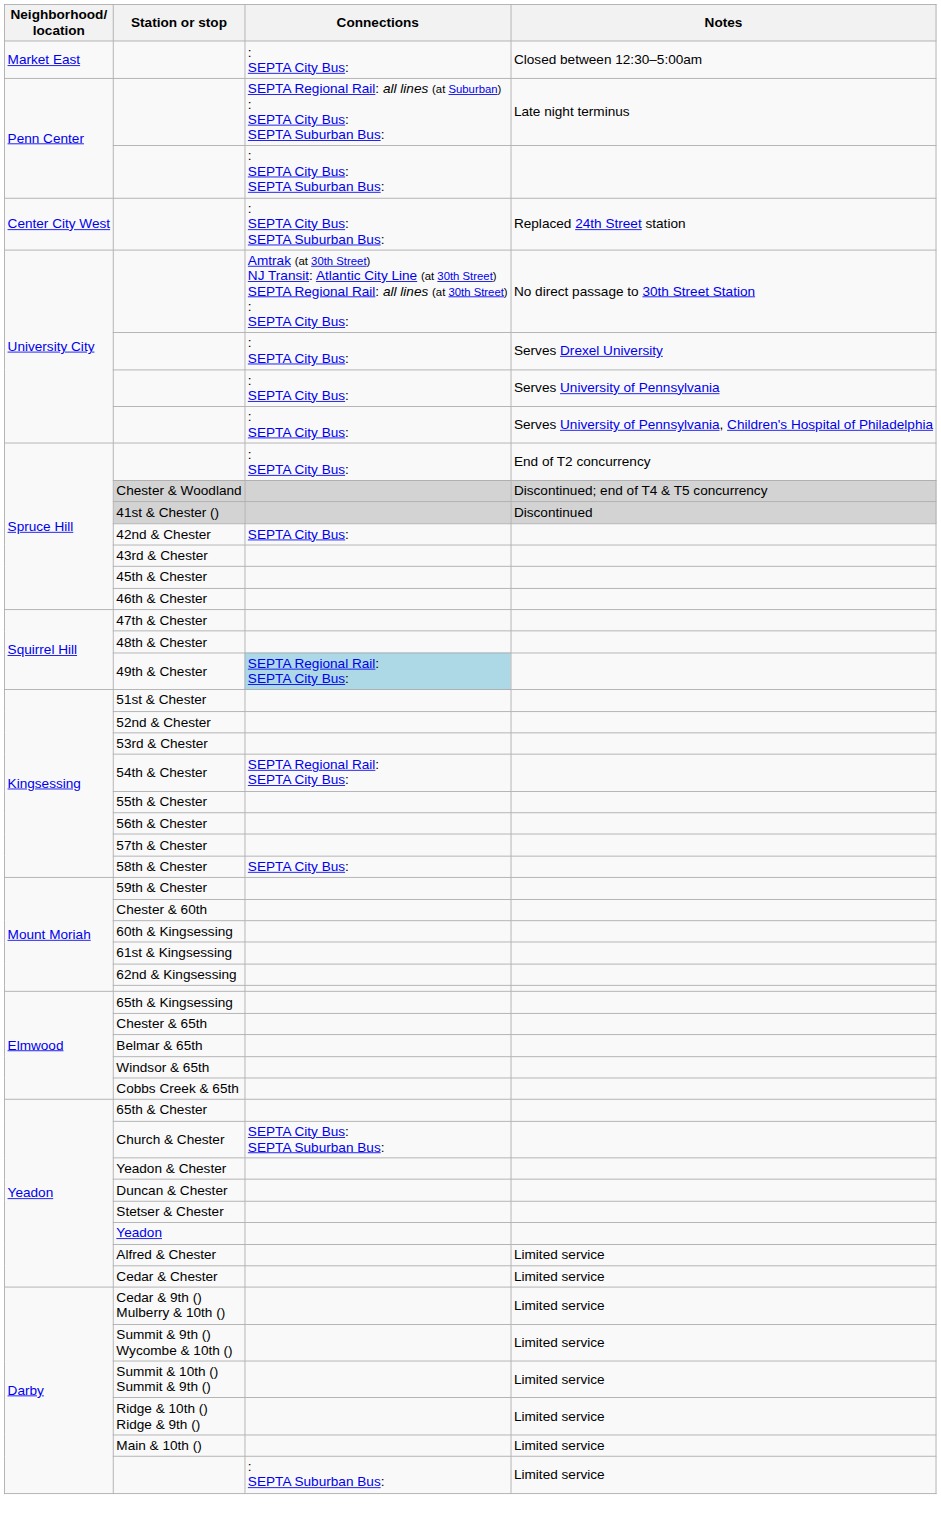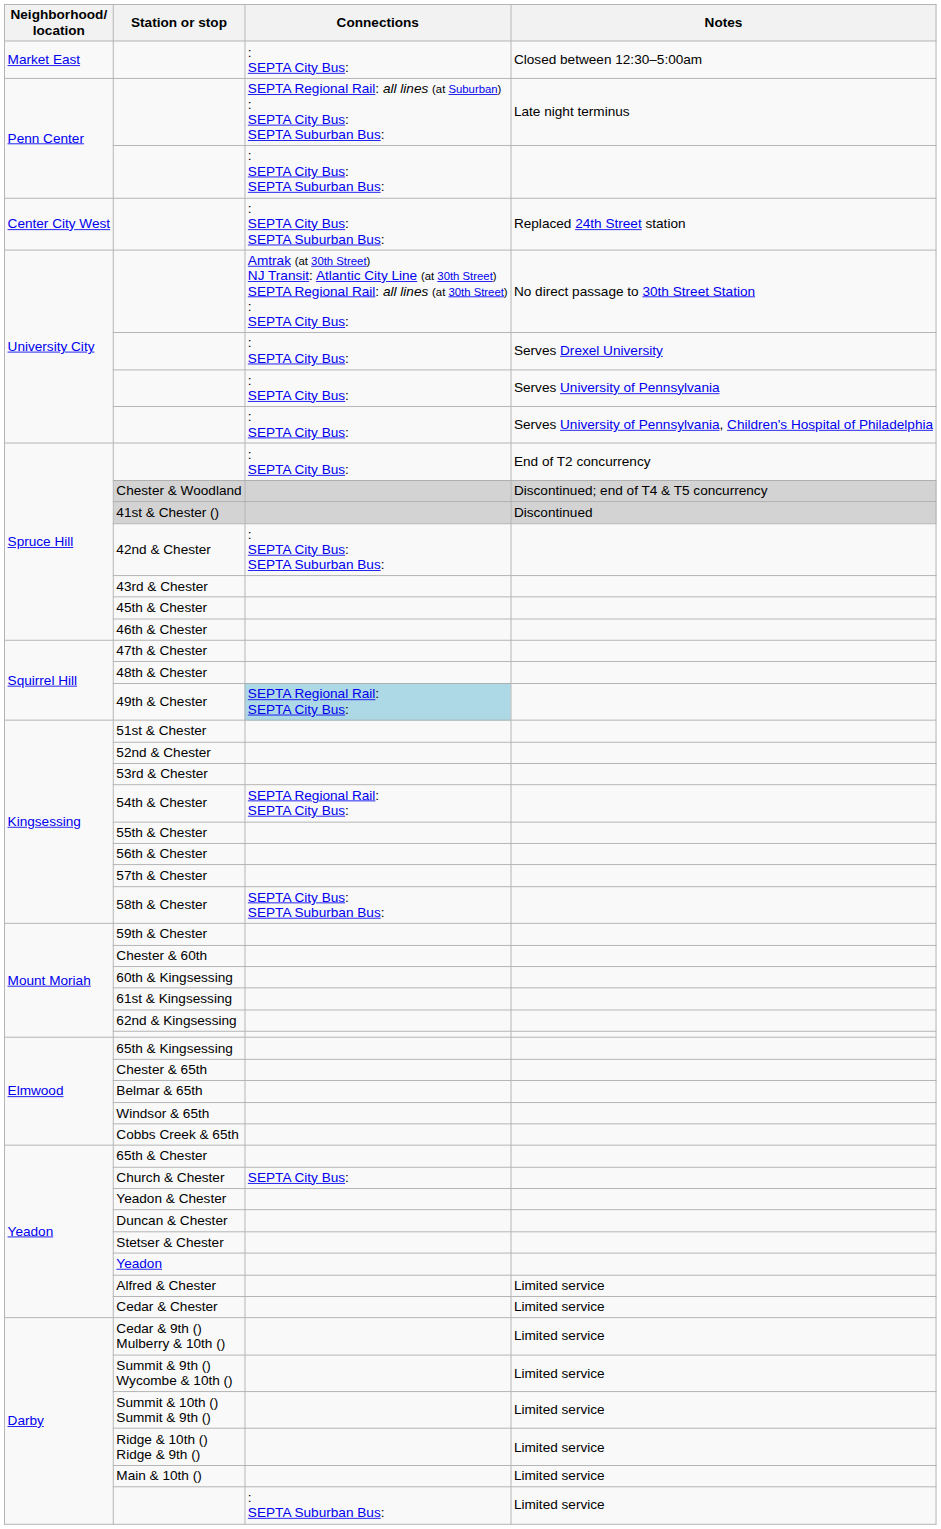(298, 534) SEPTA City Bus: -> (316, 549) : SEPTA City Bus: SEPTA Suburban Bus:
(298, 866) SEPTA City Bus: -> (316, 905) SEPTA City Bus: SEPTA Suburban Bus:
(316, 1139) SEPTA City Bus: SEPTA Suburban Bus: -> (298, 1177) SEPTA City Bus:
